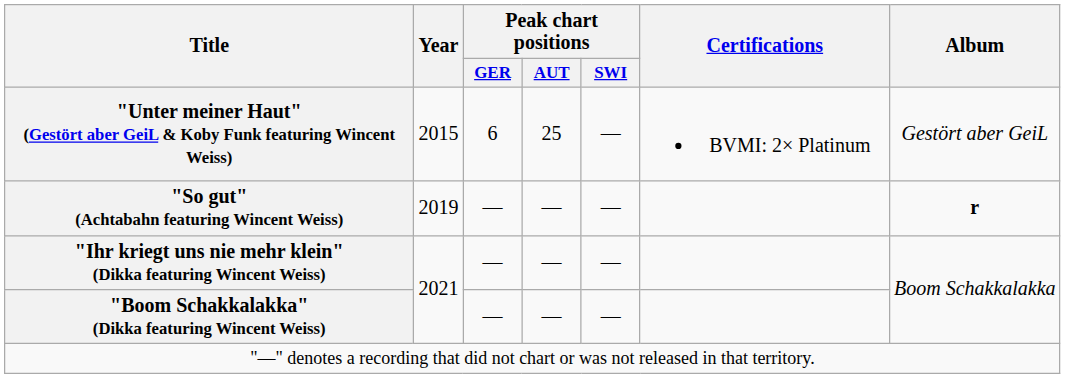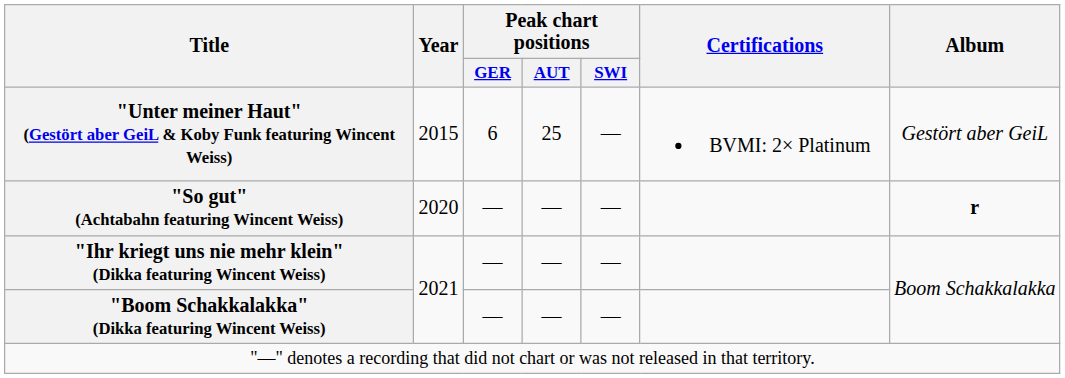(438, 208) 2019 -> (438, 208) 2020
